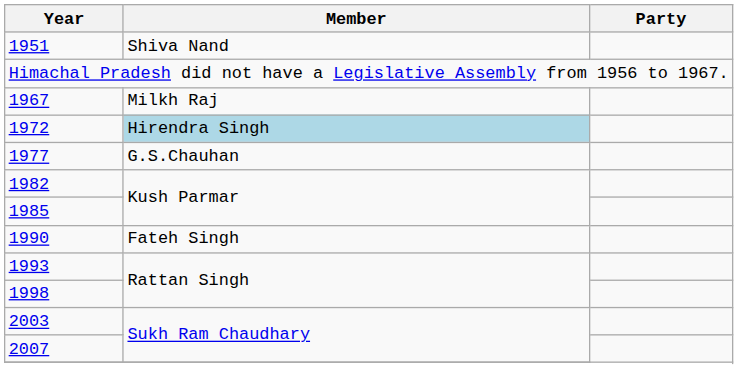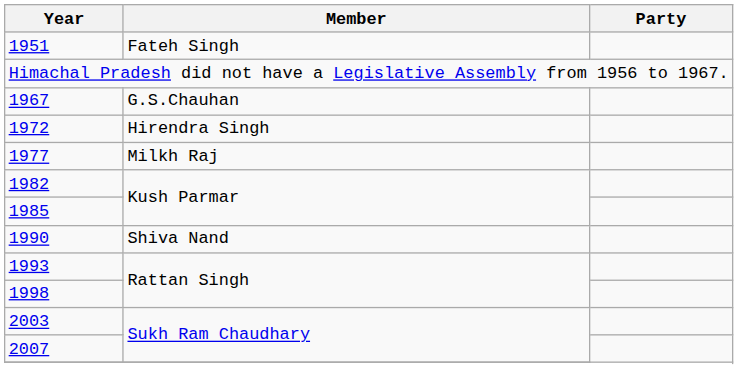(178, 46) Shiva Nand -> (183, 46) Fateh Singh
(173, 101) Milkh Raj -> (183, 101) G.S.Chauhan
(198, 129) lightblue background -> (198, 129) no background
(183, 156) G.S.Chauhan -> (173, 156) Milkh Raj
(183, 239) Fateh Singh -> (178, 239) Shiva Nand
